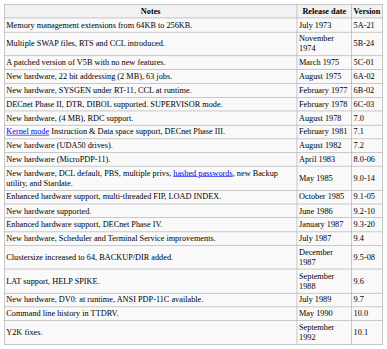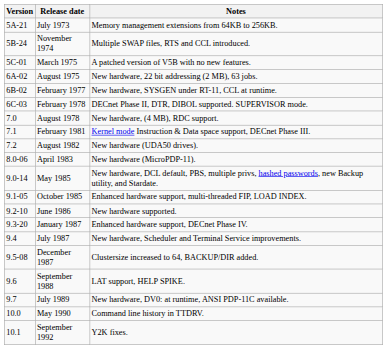columns swapped: (367, 11) <-> (151, 11)
